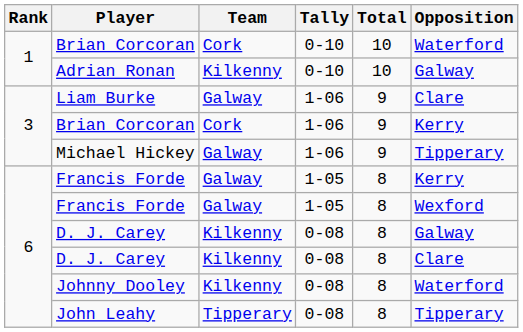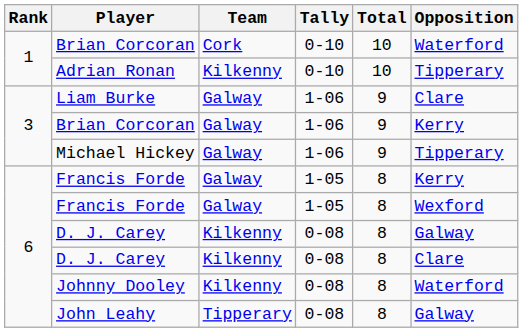(444, 72) Galway -> (459, 72) Tipperary
(222, 126) Cork -> (232, 126) Galway
(459, 314) Tipperary -> (444, 314) Galway
